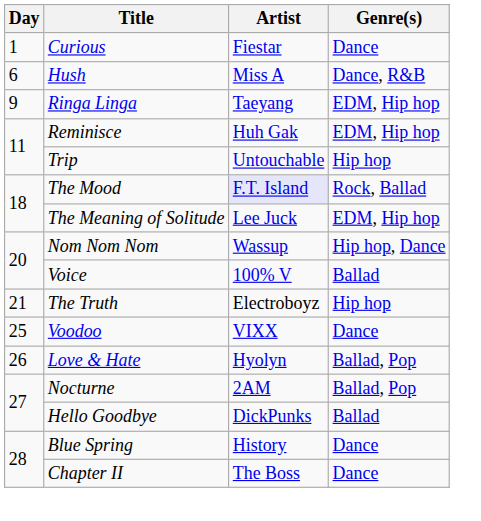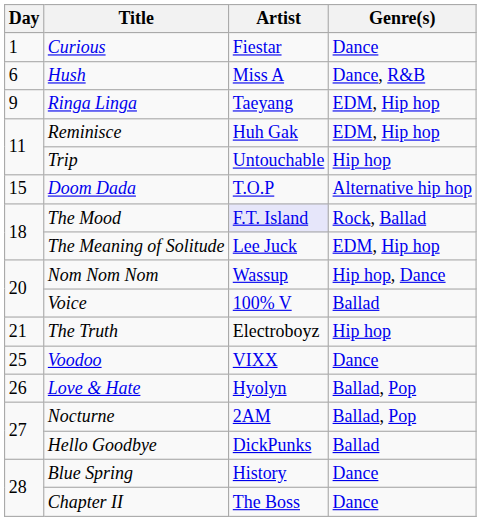+ row: (92, 189)
